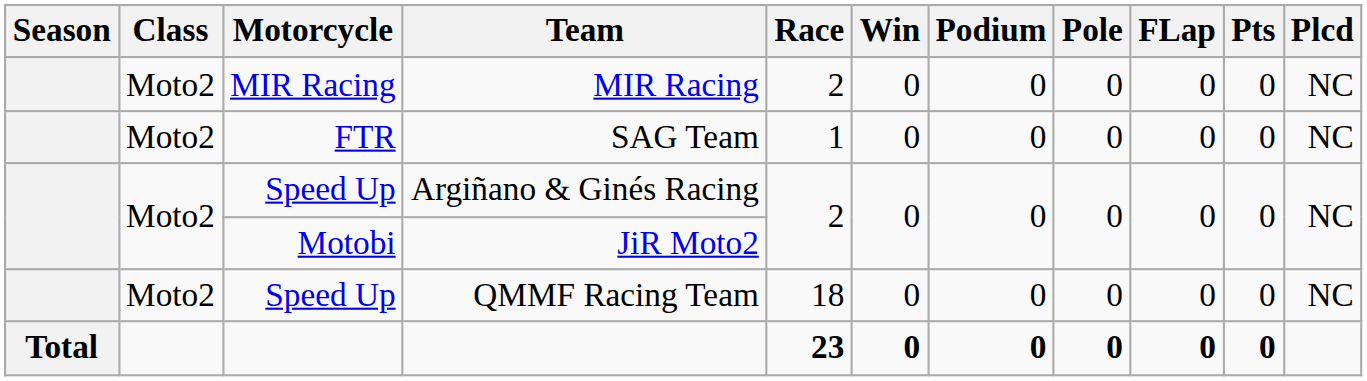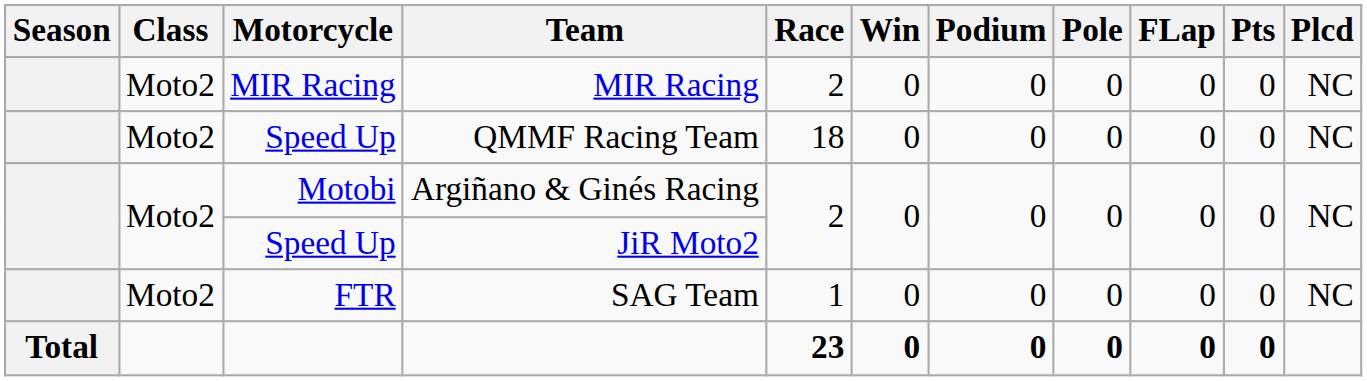rows swapped: (685, 136) <-> (616, 294)
(330, 189) Speed Up -> (347, 189) Motobi
(347, 242) Motobi -> (330, 242) Speed Up
